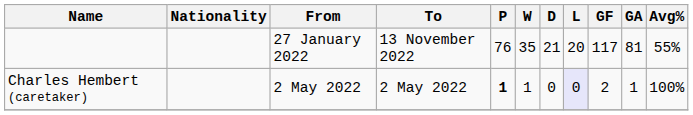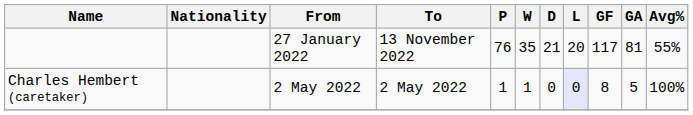(503, 89) bold -> (503, 89) normal
(605, 89) 2 -> (605, 89) 8
(634, 89) 1 -> (634, 89) 5
